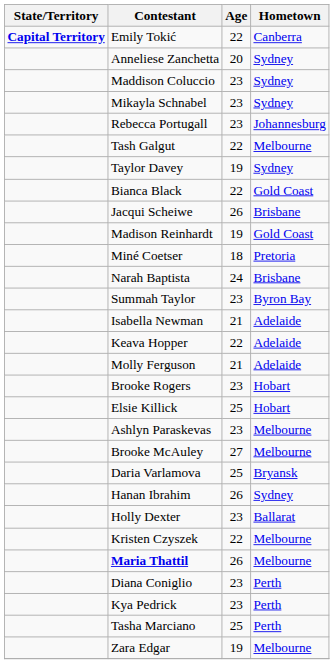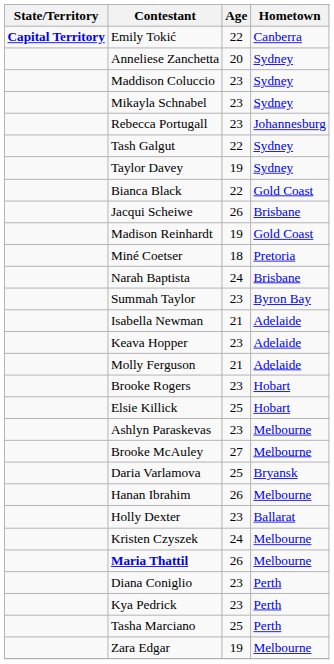(282, 146) Melbourne -> (273, 146) Sydney
(236, 342) 22 -> (236, 342) 23
(273, 495) Sydney -> (282, 495) Melbourne
(236, 538) 22 -> (236, 538) 24
